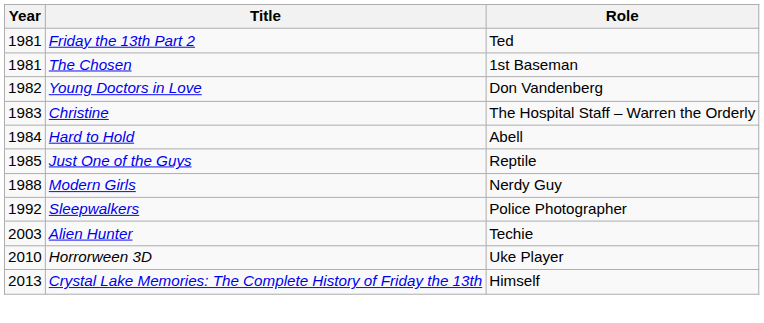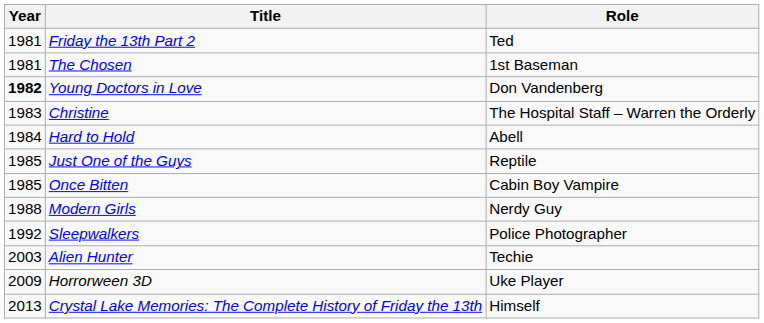(25, 88) normal -> (25, 88) bold
+ row: (89, 185)
(25, 257) 2010 -> (25, 281) 2009
